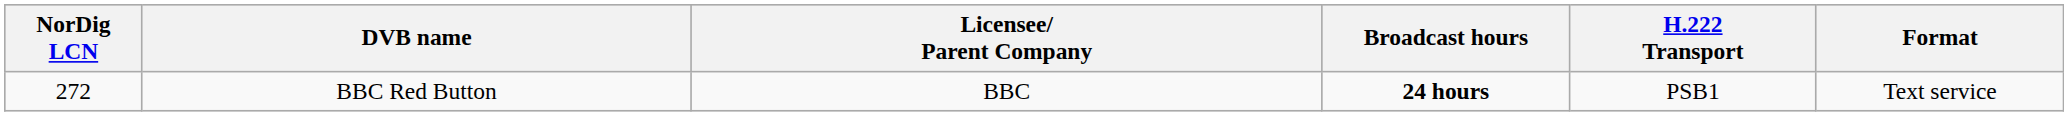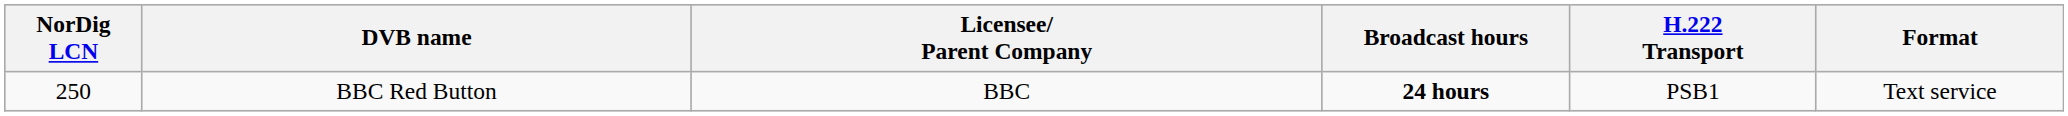(73, 90) 272 -> (73, 90) 250
